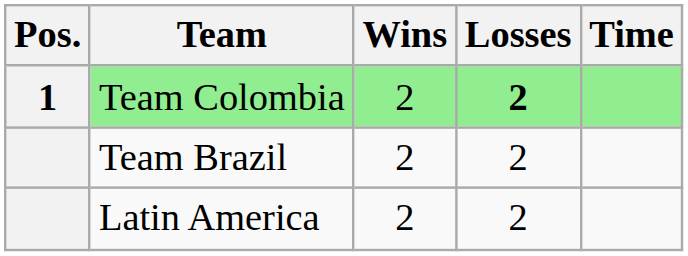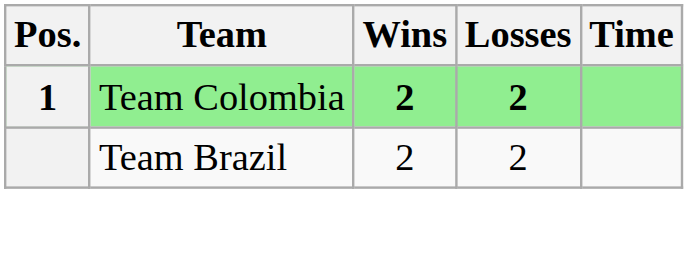(405, 95) normal -> (405, 95) bold
- row: (209, 217)
